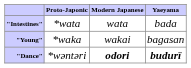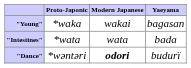rows swapped: (25, 23) <-> (29, 39)
(166, 55) bold -> (166, 55) normal
